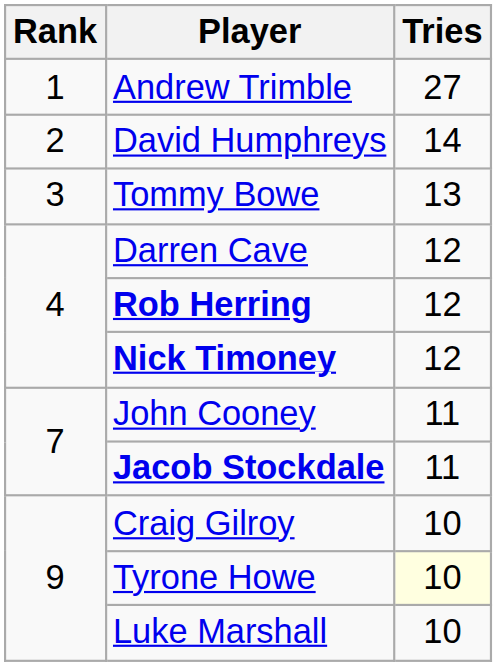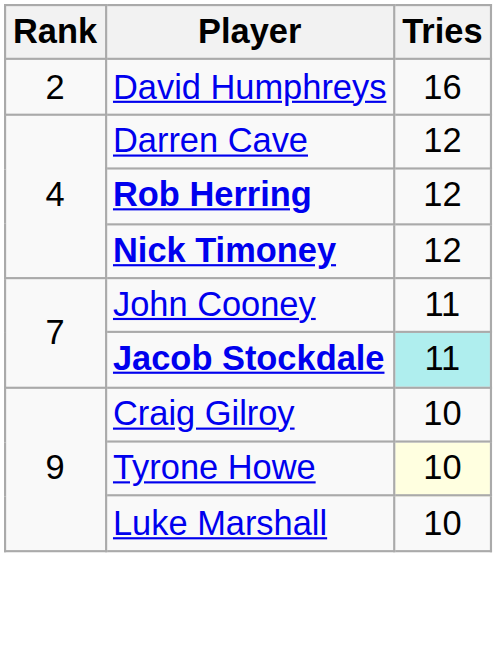- row: (232, 86)
(442, 140) 14 -> (442, 86) 16
- row: (216, 195)
(442, 468) no background -> (442, 359) paleturquoise background
